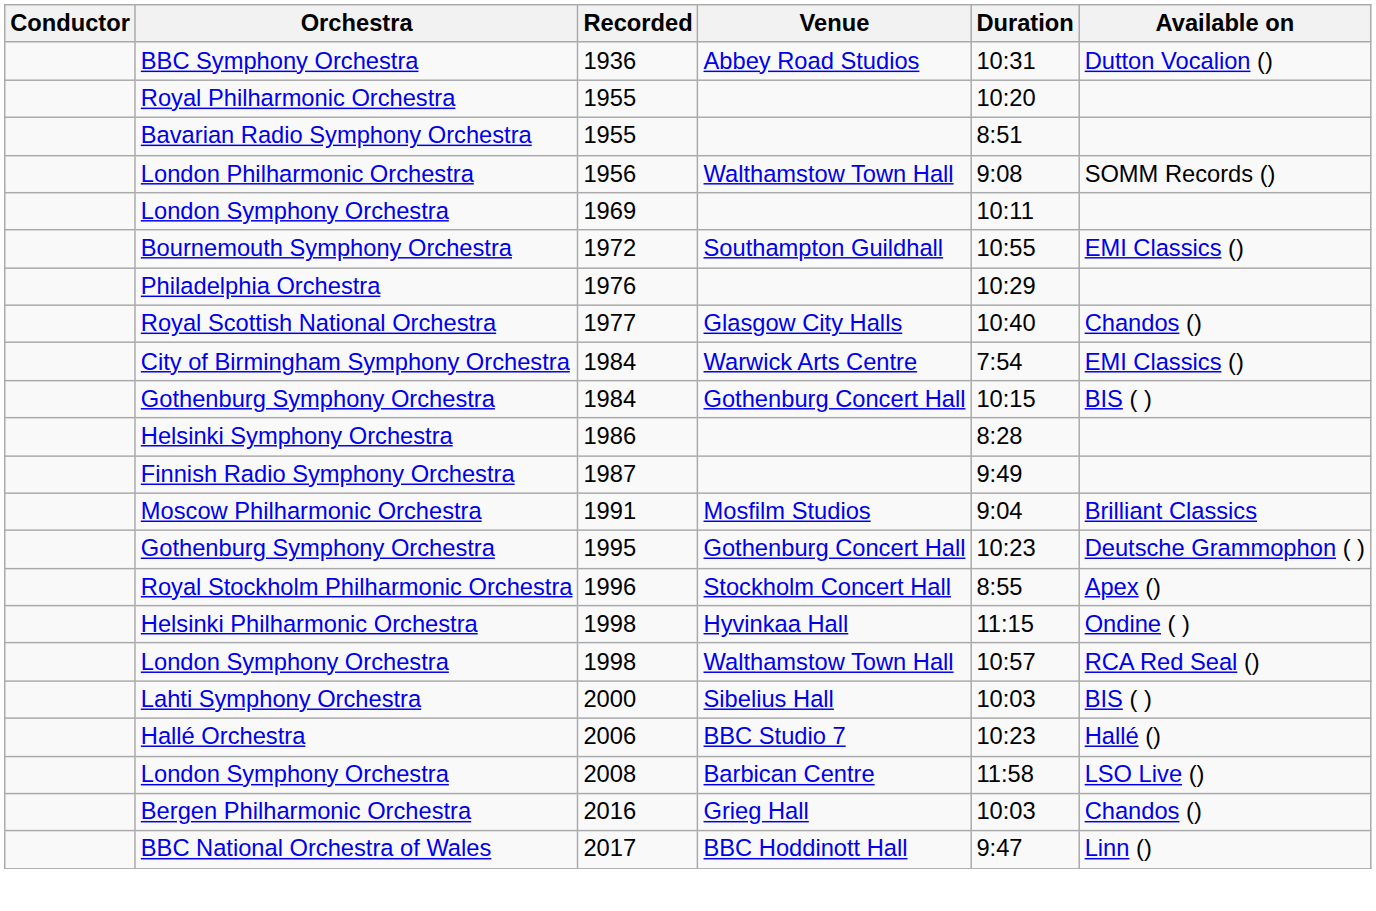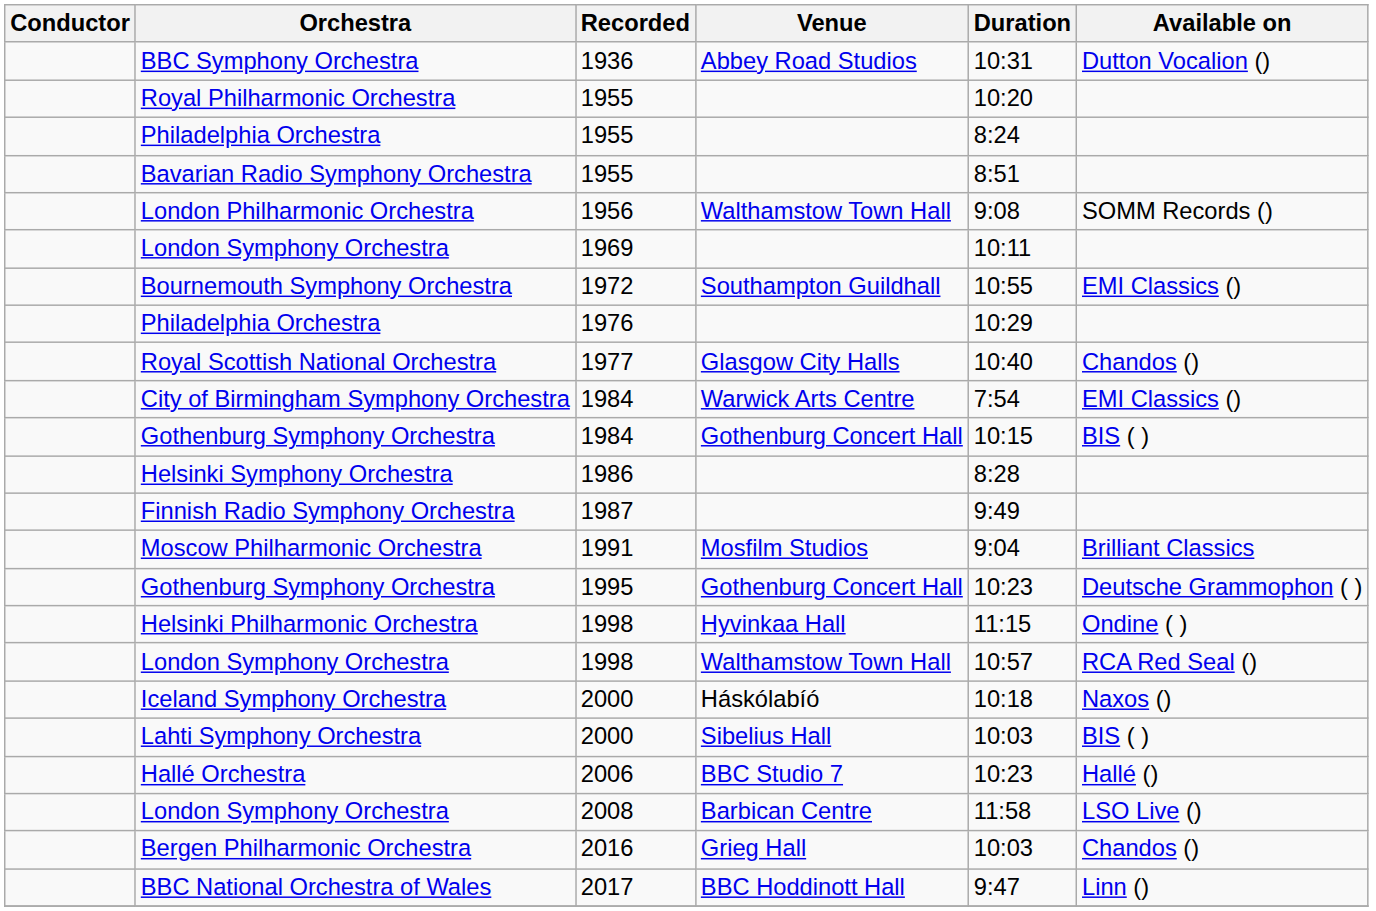+ row: (261, 135)
- row: (357, 586)
+ row: (293, 699)
